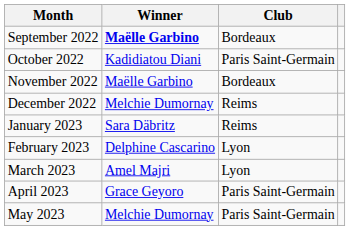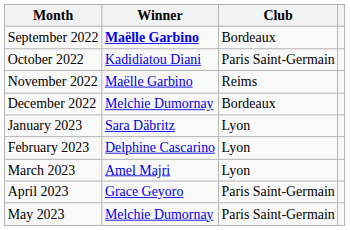(249, 81) Bordeaux -> (239, 81) Reims
(239, 103) Reims -> (249, 103) Bordeaux
(239, 125) Reims -> (236, 125) Lyon
